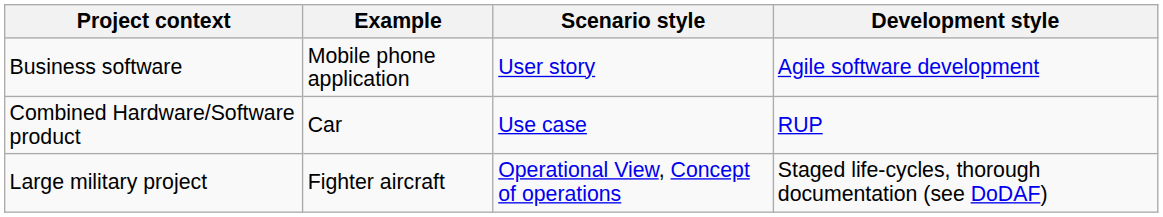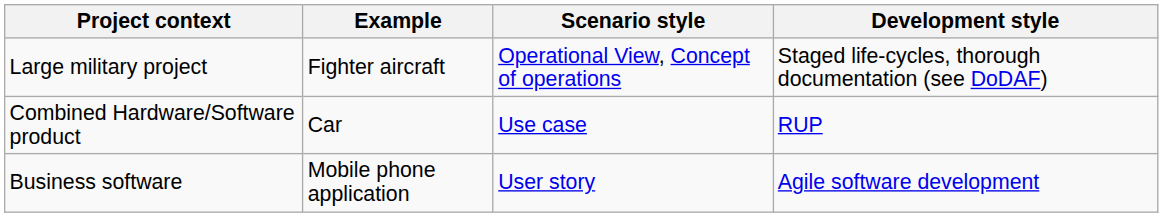rows swapped: (108, 182) <-> (96, 67)
